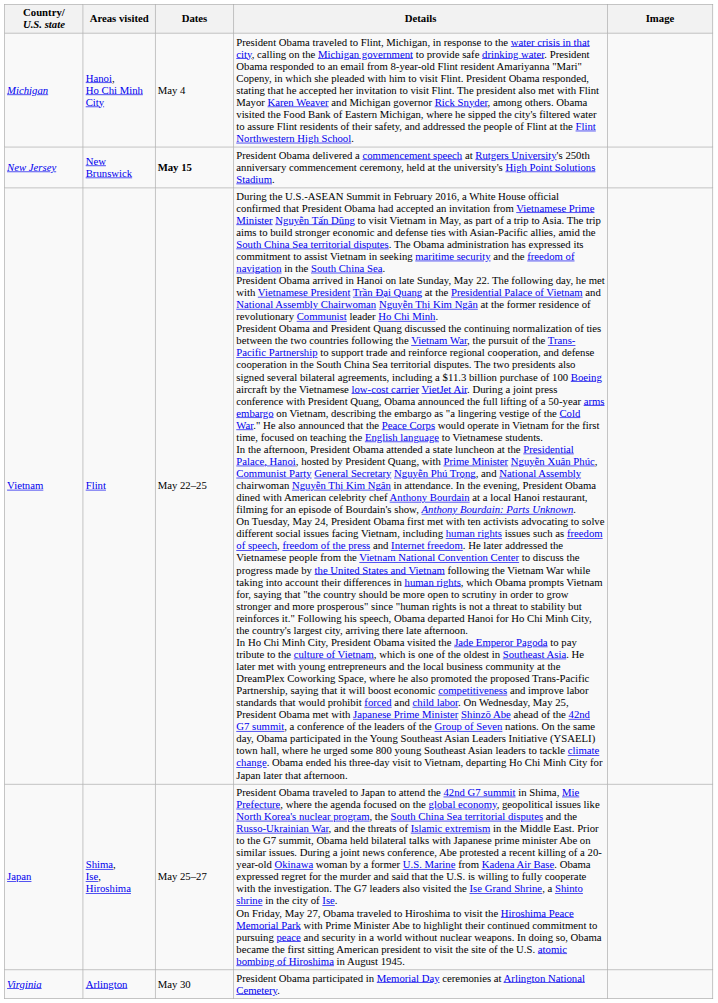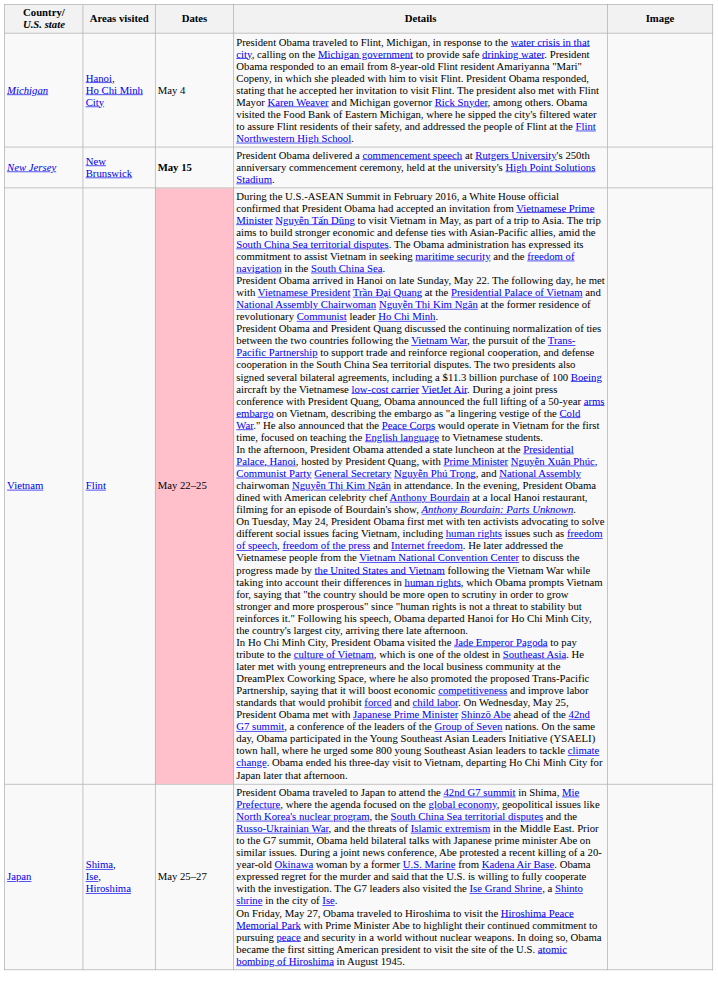(182, 486) no background -> (182, 486) pink background
- row: (24, 984)
